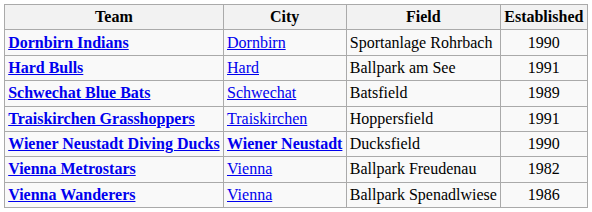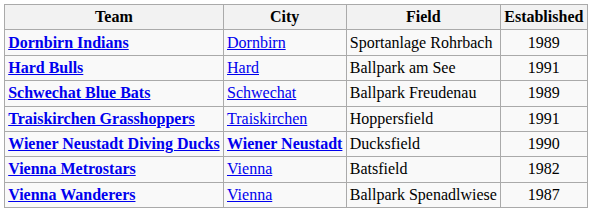(544, 42) 1990 -> (544, 42) 1989
(379, 93) Batsfield -> (413, 93) Ballpark Freudenau
(413, 169) Ballpark Freudenau -> (379, 169) Batsfield
(544, 194) 1986 -> (544, 194) 1987
